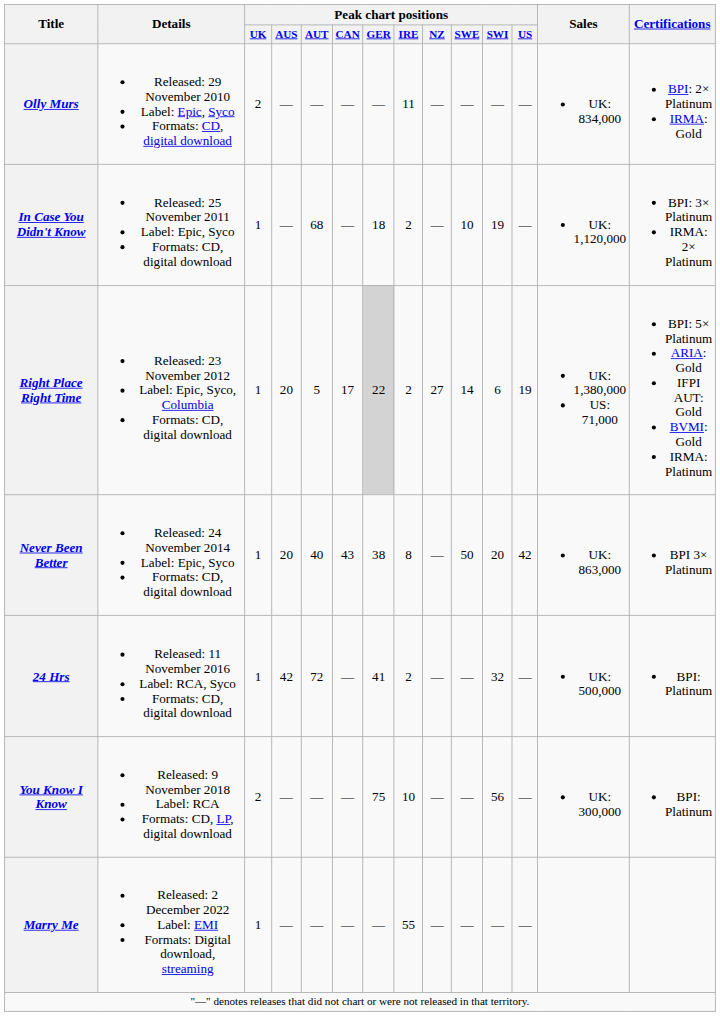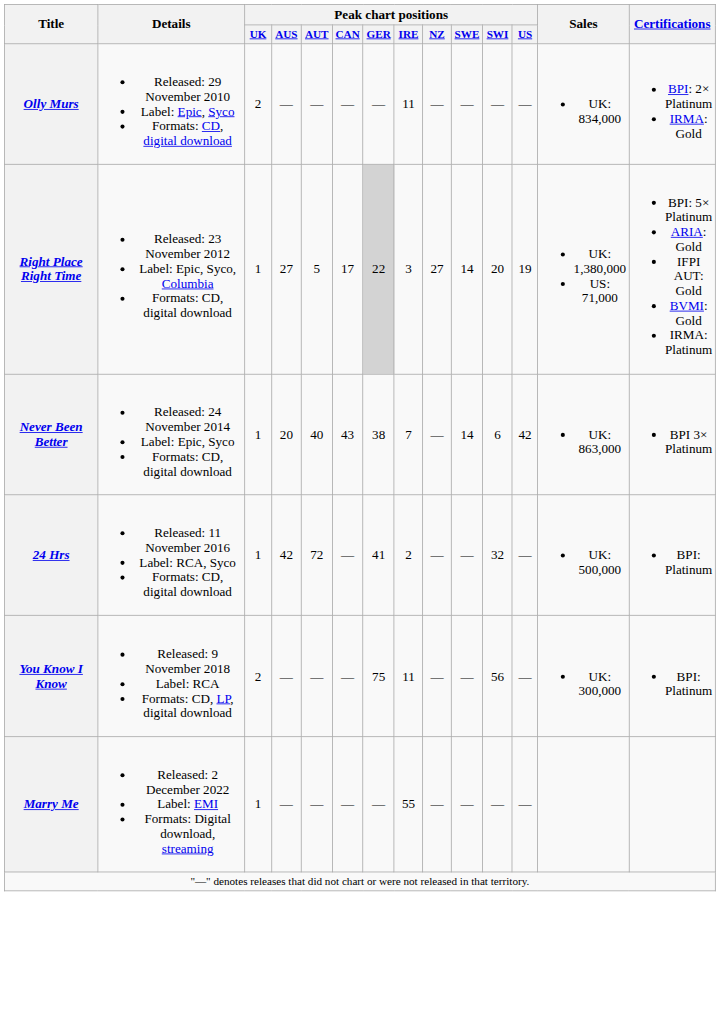- row: (51, 224)
(286, 390) 20 -> (286, 269) 27
(408, 390) 2 -> (408, 269) 3
(497, 390) 6 -> (497, 269) 20
(408, 555) 8 -> (408, 434) 7
(467, 555) 50 -> (467, 434) 14
(497, 555) 20 -> (497, 434) 6
(408, 796) 10 -> (408, 676) 11
